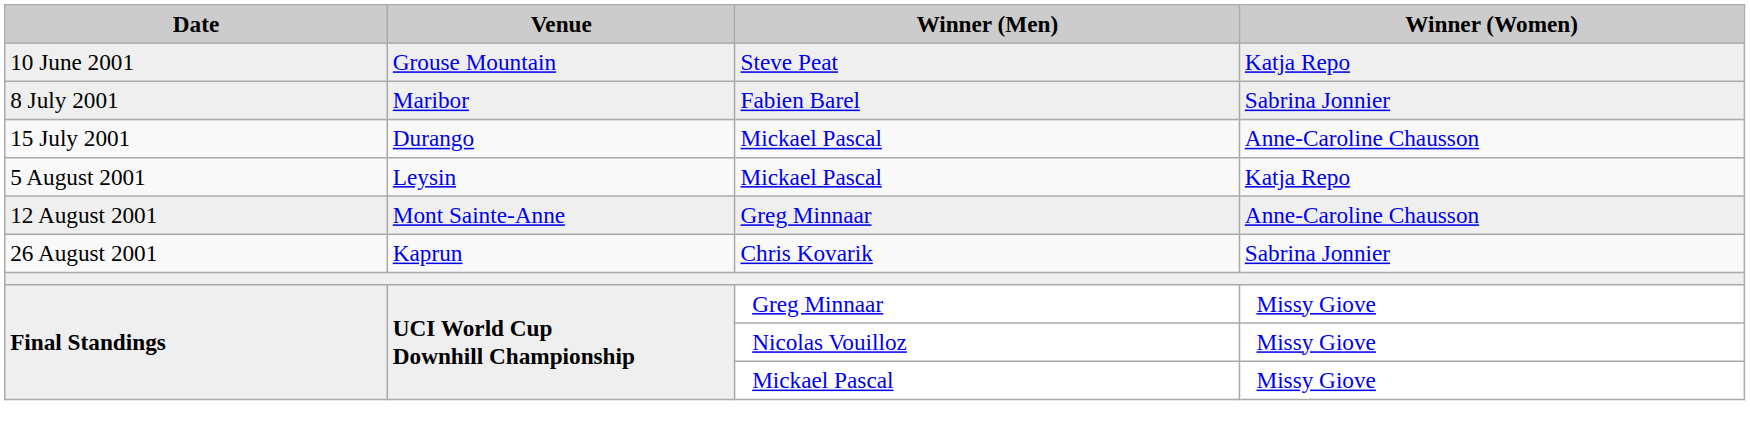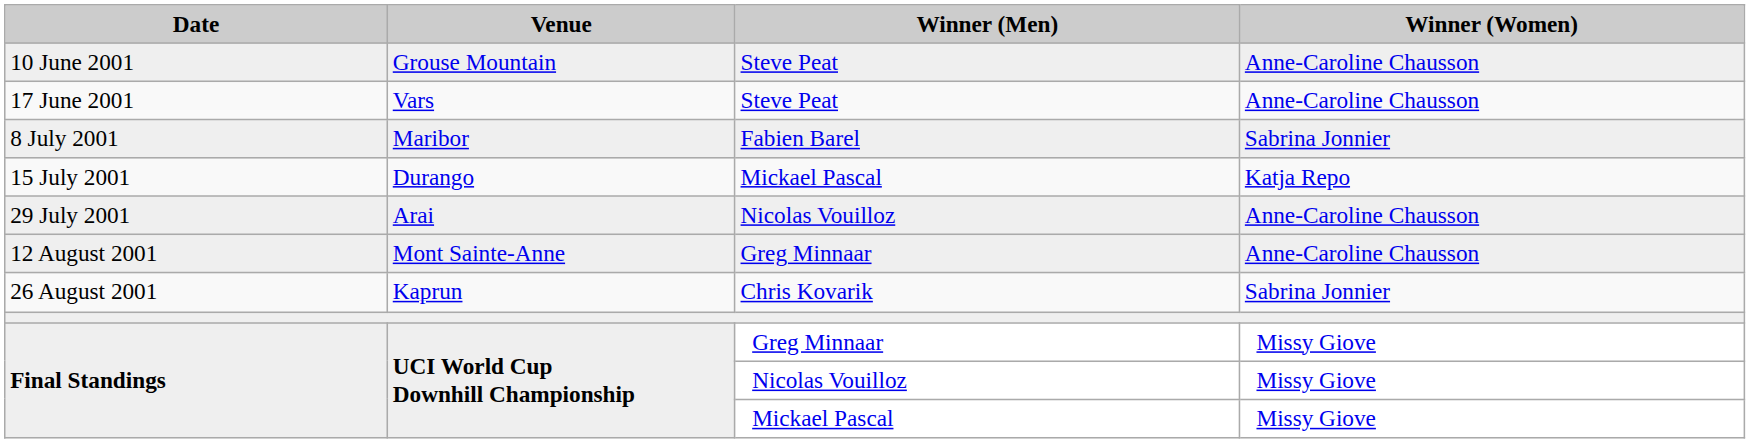(1297, 62) Katja Repo -> (1362, 62) Anne-Caroline Chausson
+ row: (72, 100)
(1362, 138) Anne-Caroline Chausson -> (1297, 177) Katja Repo
+ row: (70, 215)
- row: (78, 177)
